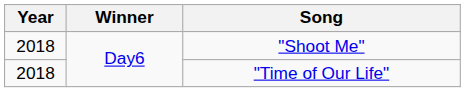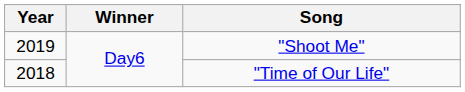(36, 45) 2018 -> (36, 45) 2019
